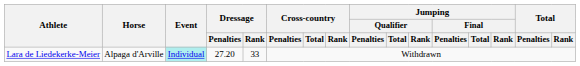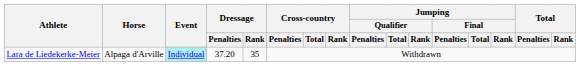(225, 54) 27.20 -> (225, 54) 37.20
(255, 54) 33 -> (255, 54) 35
